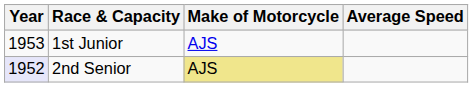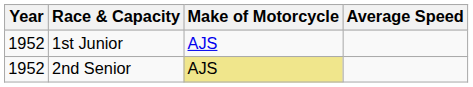(26, 43) 1953 -> (26, 43) 1952
(26, 69) lavender background -> (26, 69) no background
